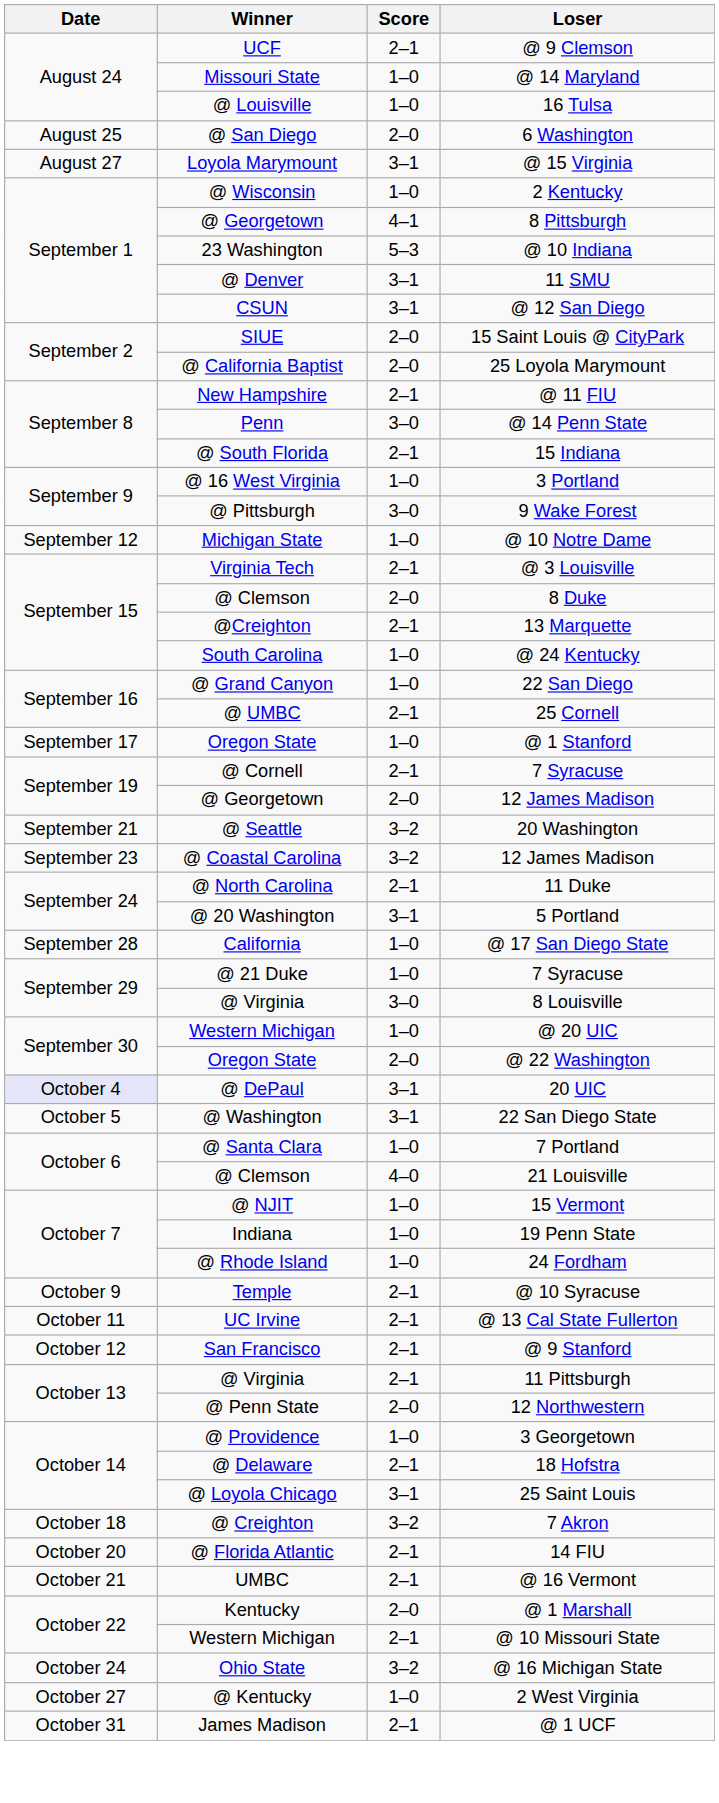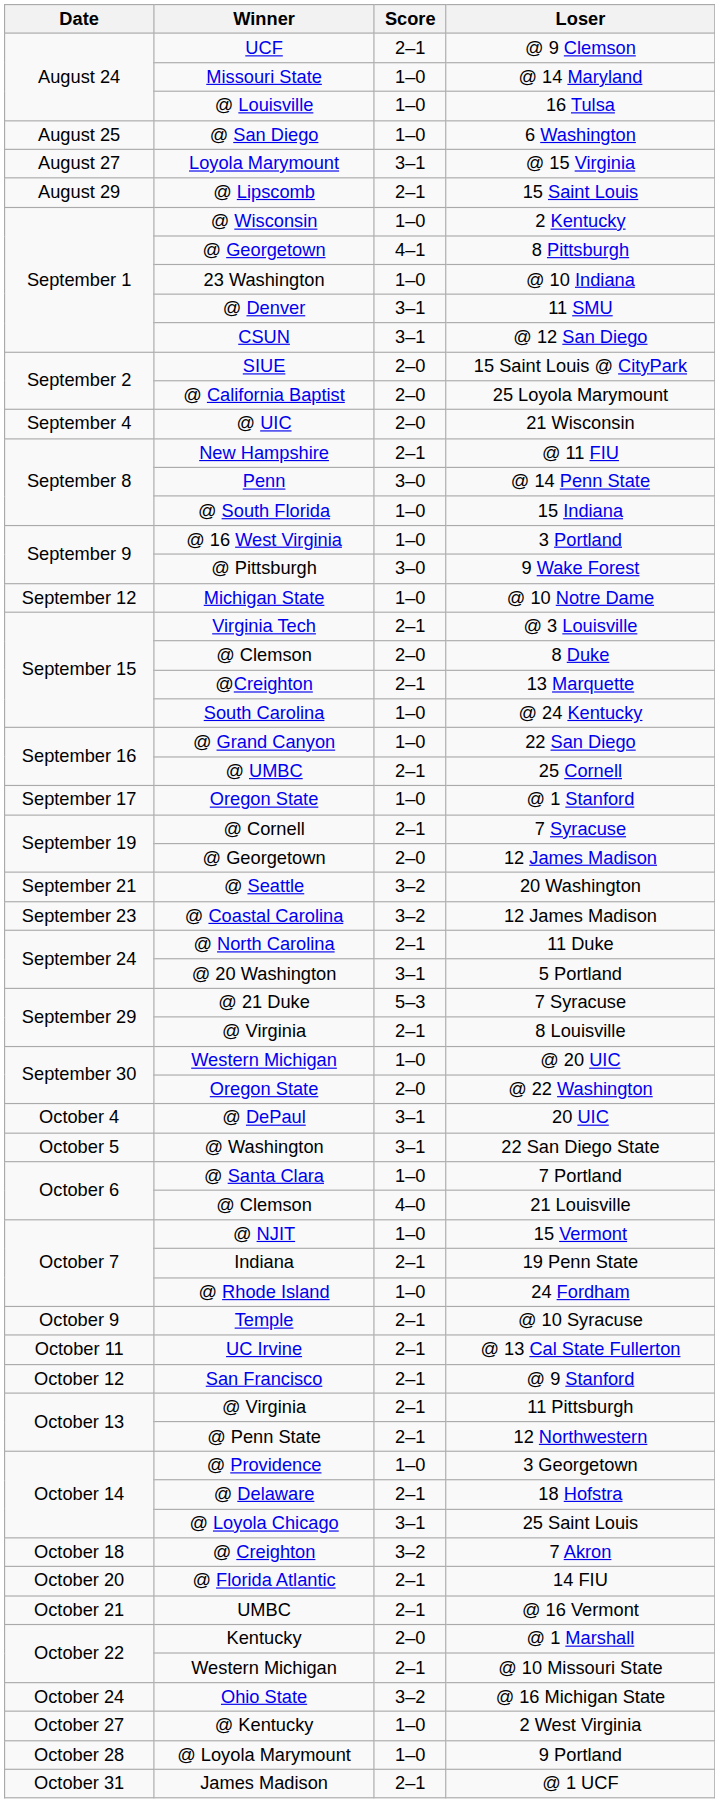(404, 134) 2–0 -> (410, 134) 1–0
+ row: (264, 192)
(404, 250) 5–3 -> (410, 279) 1–0
+ row: (264, 423)
(404, 452) 2–1 -> (410, 510) 1–0
- row: (262, 944)
(404, 973) 1–0 -> (410, 1002) 5–3
(404, 1002) 3–0 -> (410, 1031) 2–1
(81, 1089) lavender background -> (79, 1118) no background
(404, 1233) 1–0 -> (410, 1262) 2–1
(404, 1407) 2–0 -> (410, 1436) 2–1
+ row: (264, 1754)
